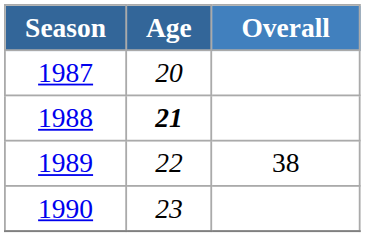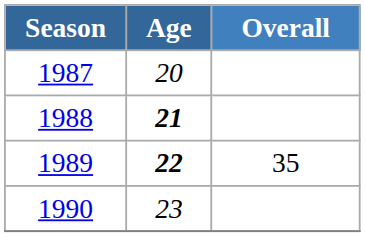(169, 163) normal -> (169, 163) bold
(286, 163) 38 -> (286, 163) 35
